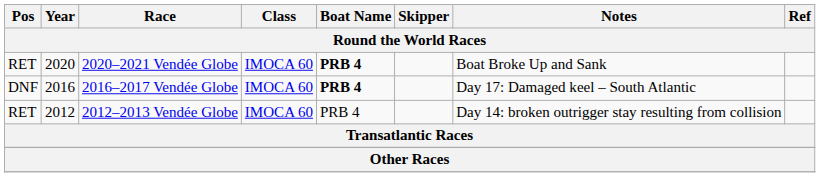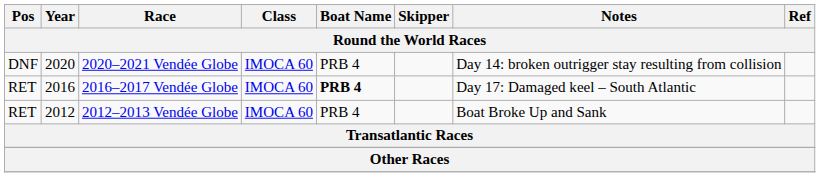(22, 64) RET -> (23, 64) DNF
(341, 64) bold -> (340, 64) normal
(531, 64) Boat Broke Up and Sank -> (619, 64) Day 14: broken outrigger stay resulting from collision
(23, 87) DNF -> (22, 87) RET
(619, 111) Day 14: broken outrigger stay resulting from collision -> (531, 111) Boat Broke Up and Sank
